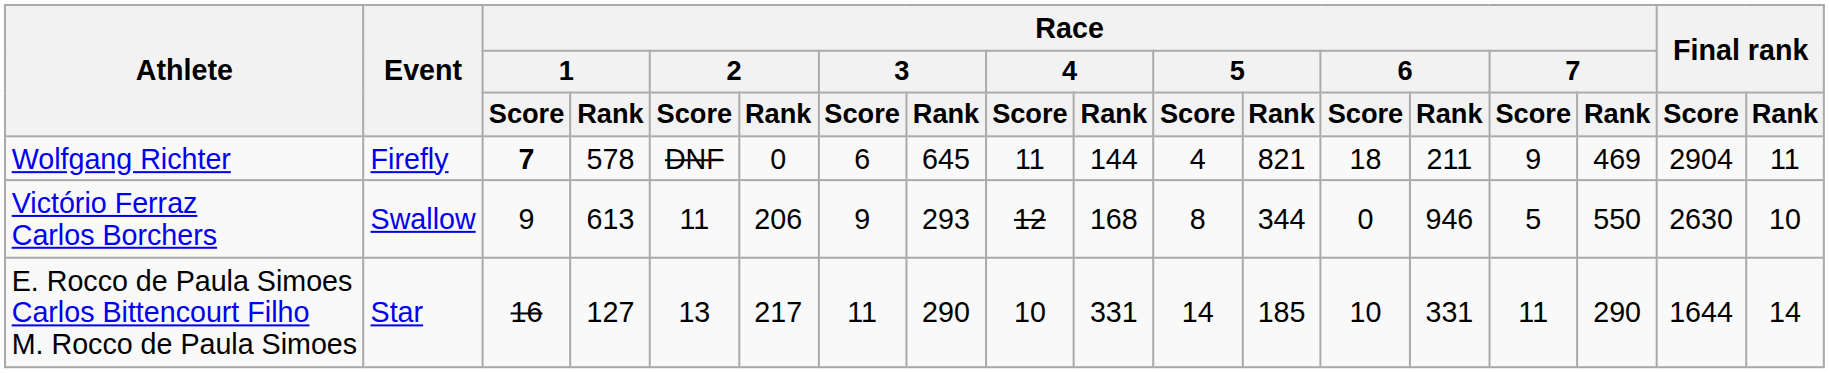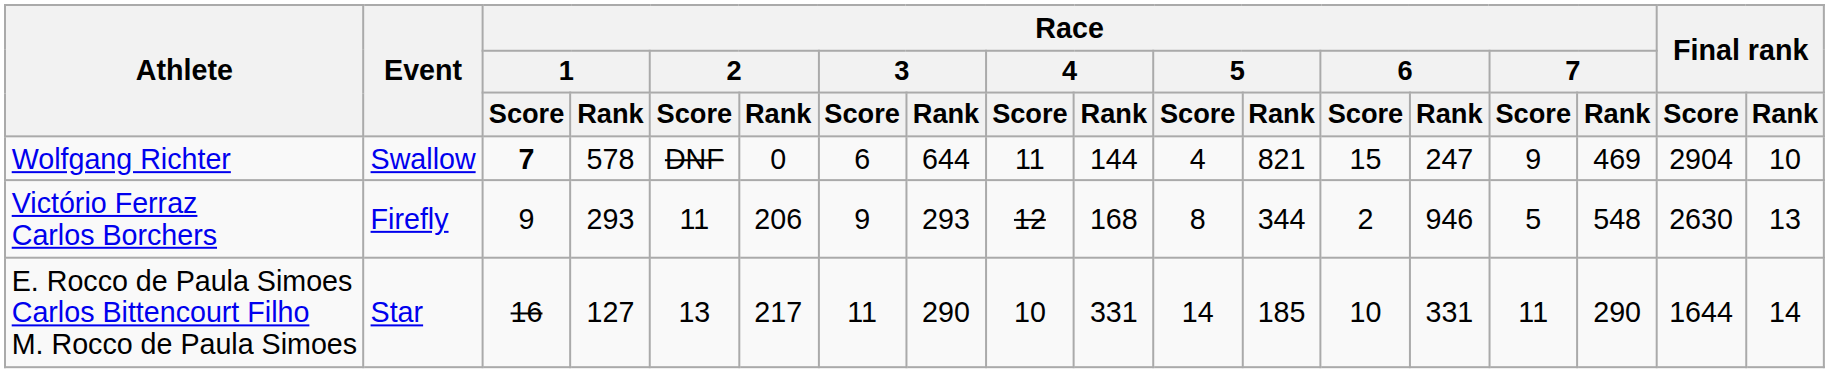(410, 159) Firefly -> (423, 159) Swallow
(946, 159) 645 -> (946, 159) 644
(1365, 159) 18 -> (1365, 159) 15
(1449, 159) 211 -> (1449, 159) 247
(1785, 159) 11 -> (1785, 159) 10
(423, 220) Swallow -> (410, 220) Firefly
(610, 220) 613 -> (610, 220) 293
(1365, 220) 0 -> (1365, 220) 2
(1617, 220) 550 -> (1617, 220) 548
(1785, 220) 10 -> (1785, 220) 13
